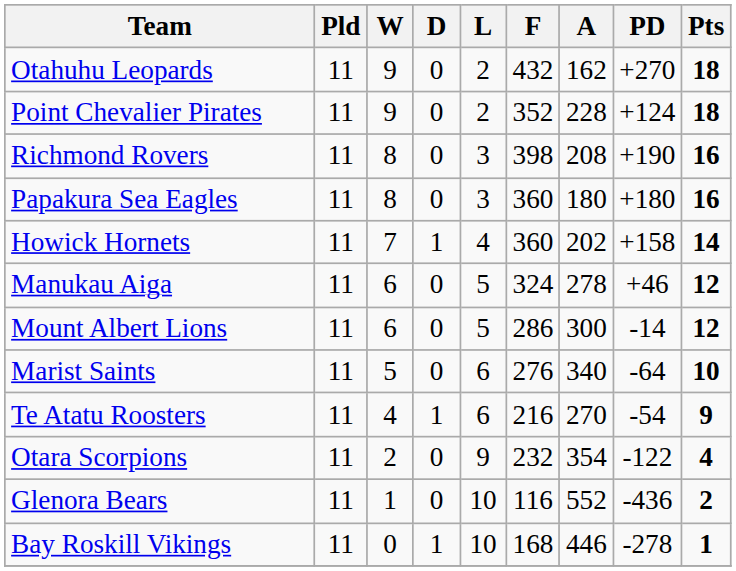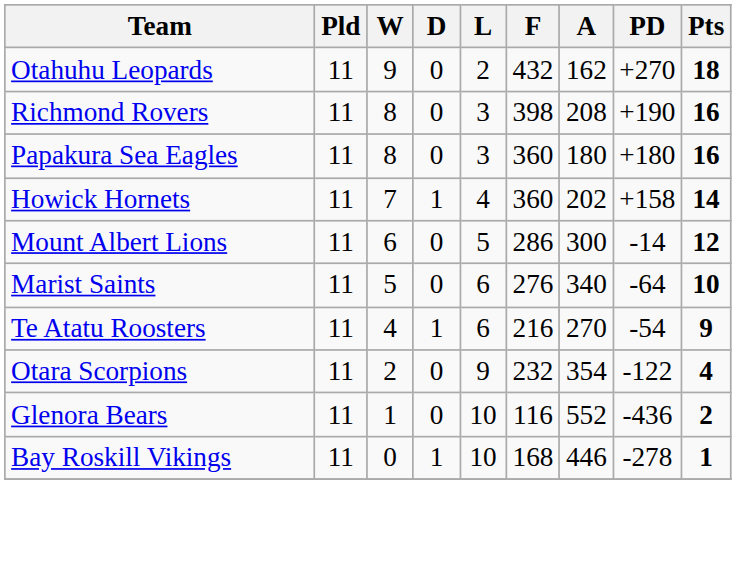- row: (137, 112)
- row: (92, 284)
